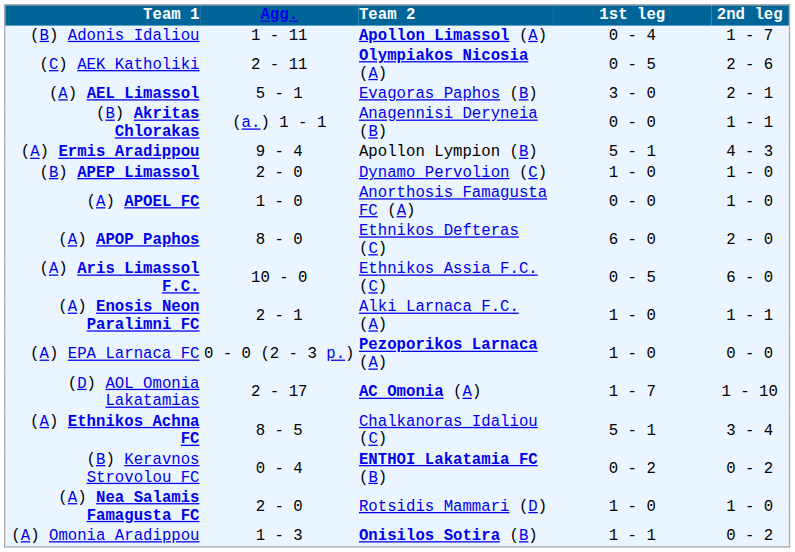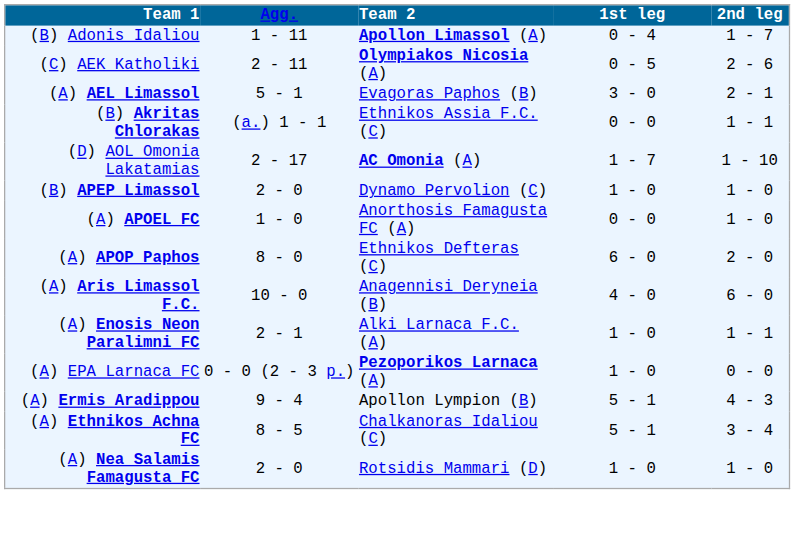(448, 123) Anagennisi Deryneia (B) -> (448, 123) Ethnikos Assia F.C. (C)
rows swapped: (134, 393) <-> (110, 153)
(448, 278) Ethnikos Assia F.C. (C) -> (448, 296) Anagennisi Deryneia (B)
(632, 278) 0 - 5 -> (632, 296) 4 - 0
- row: (143, 469)
- row: (105, 536)
